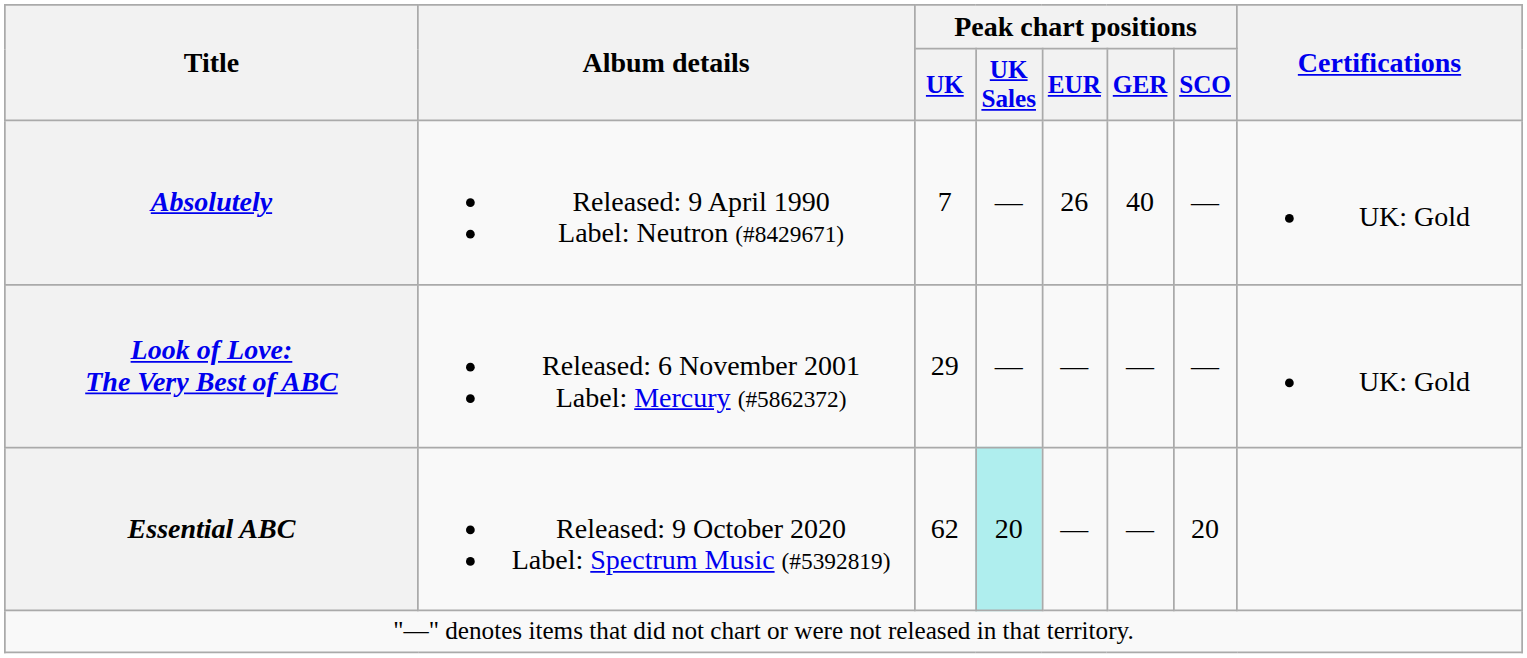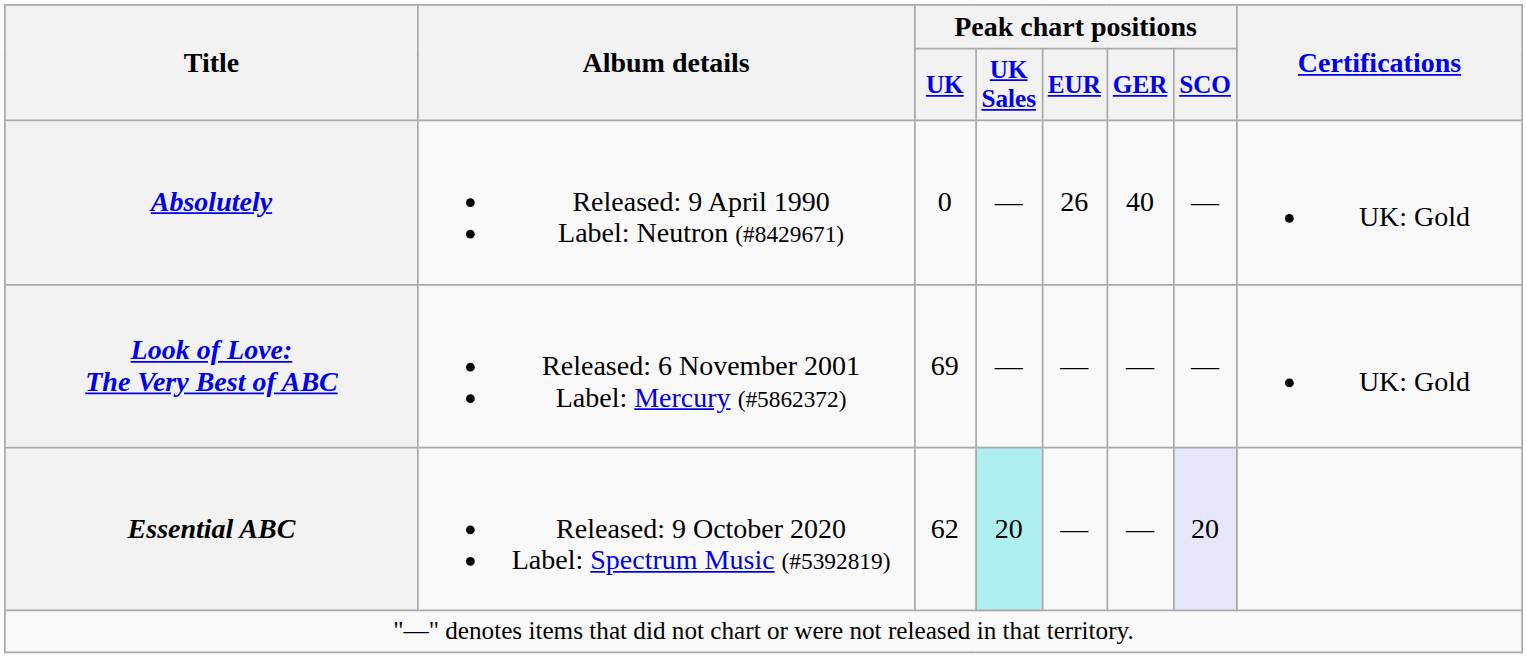(945, 201) 7 -> (945, 201) 0
(945, 365) 29 -> (945, 365) 69
(1205, 528) no background -> (1205, 528) lavender background
